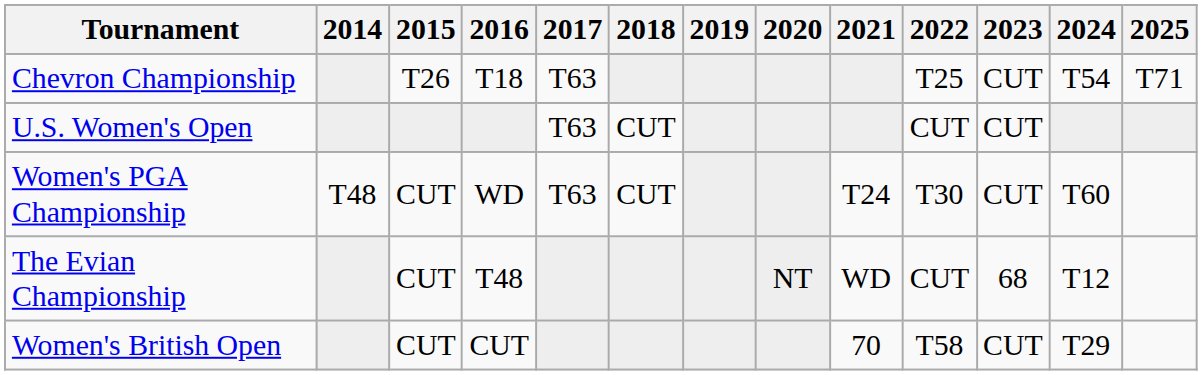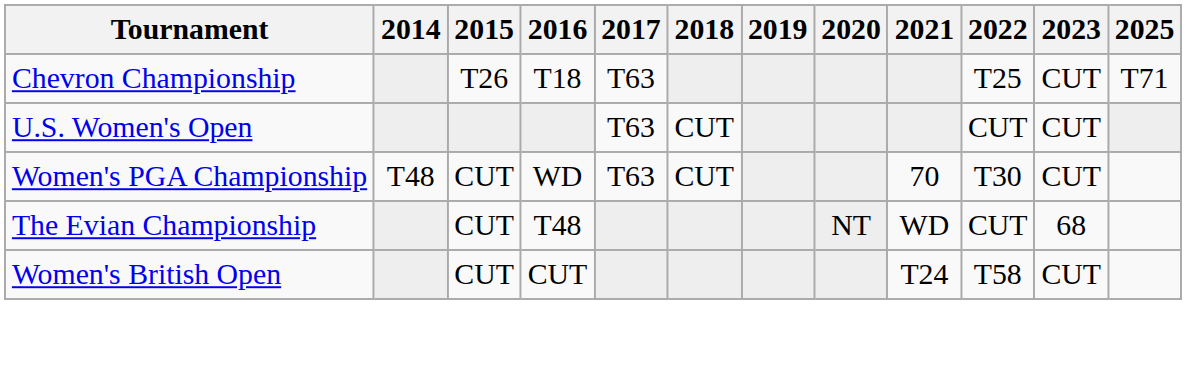- column: (1086, 29)
(866, 194) T24 -> (924, 176) 70
(866, 345) 70 -> (924, 274) T24
